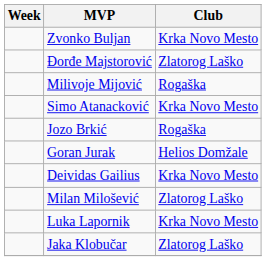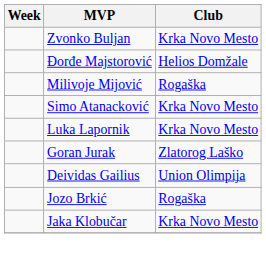(201, 61) Zlatorog Laško -> (203, 61) Helios Domžale
rows swapped: (88, 221) <-> (77, 130)
(203, 152) Helios Domžale -> (201, 152) Zlatorog Laško
(208, 175) Krka Novo Mesto -> (202, 175) Union Olimpija
- row: (93, 198)
(201, 244) Zlatorog Laško -> (208, 221) Krka Novo Mesto
